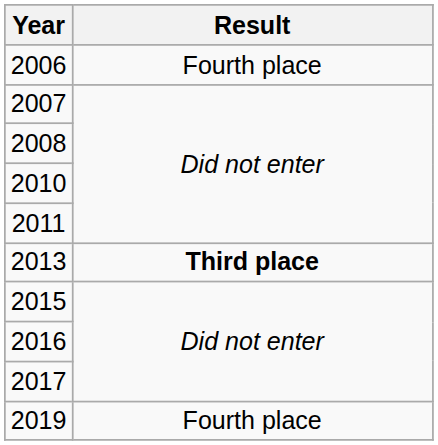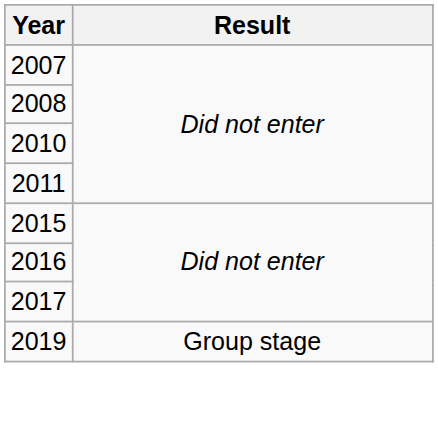- row: (39, 65)
- row: (39, 263)
(252, 421) Fourth place -> (252, 342) Group stage
